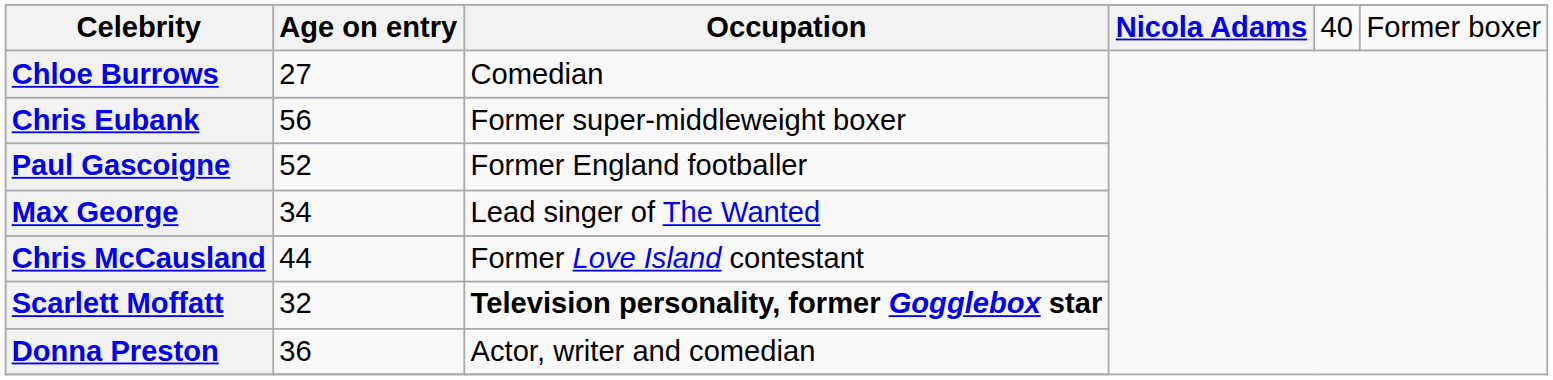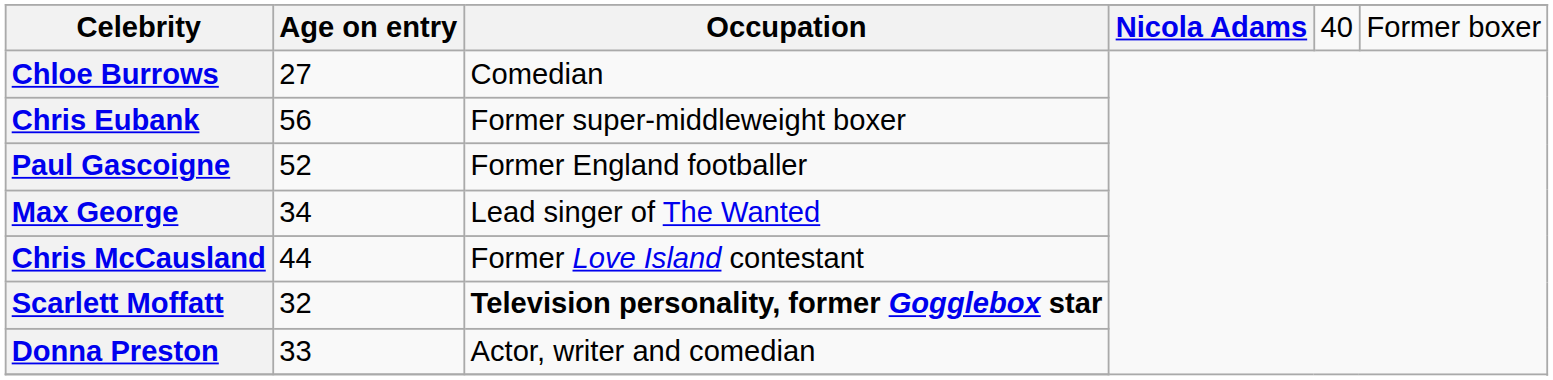(295, 350) 36 -> (295, 350) 33
